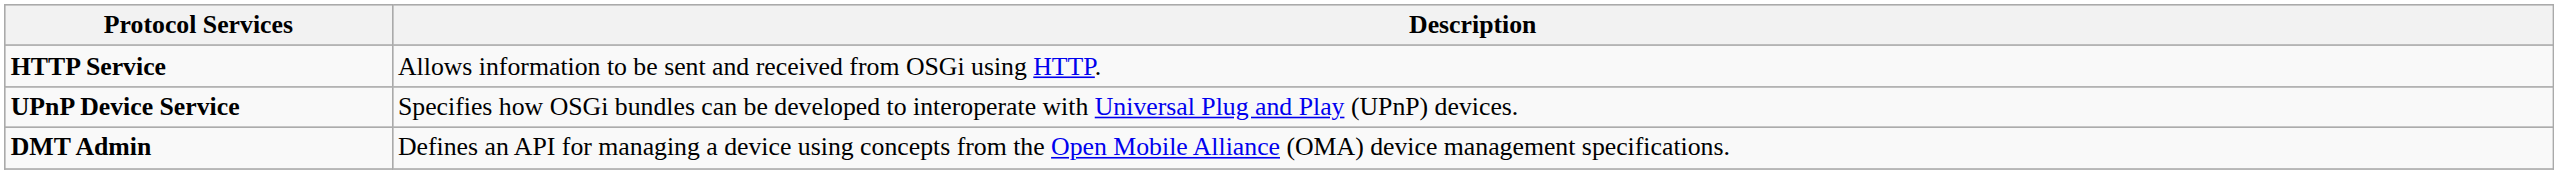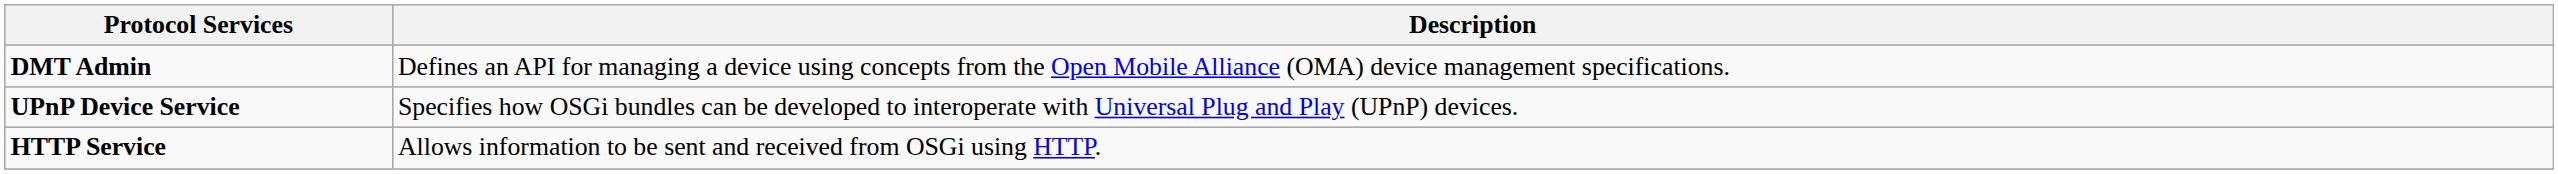rows swapped: (88, 65) <-> (81, 147)
